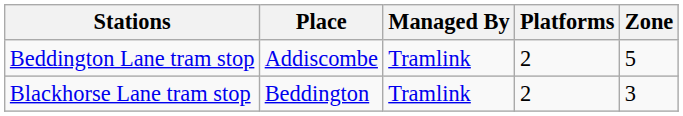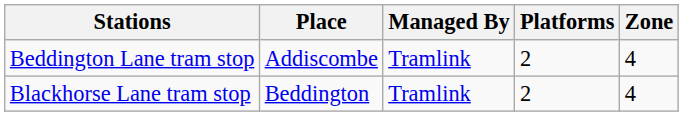(630, 57) 5 -> (630, 57) 4
(630, 93) 3 -> (630, 93) 4
